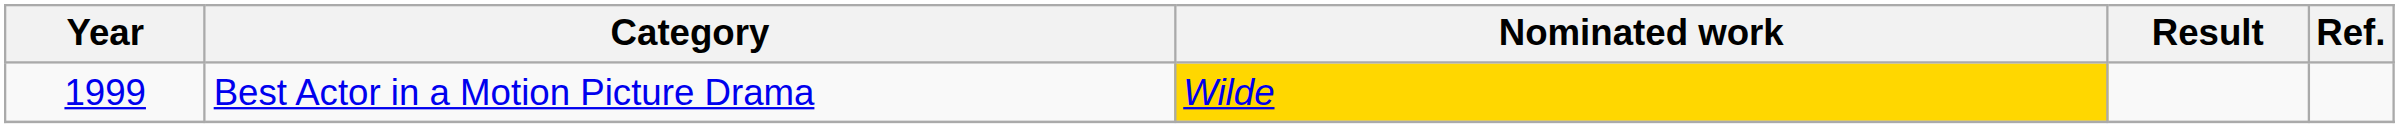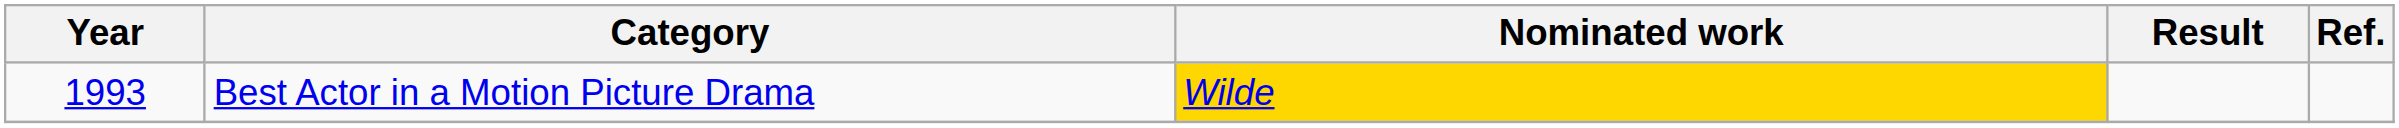(105, 91) 1999 -> (105, 91) 1993
